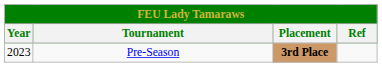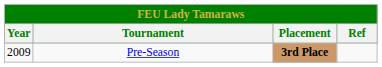(19, 52) 2023 -> (19, 52) 2009
